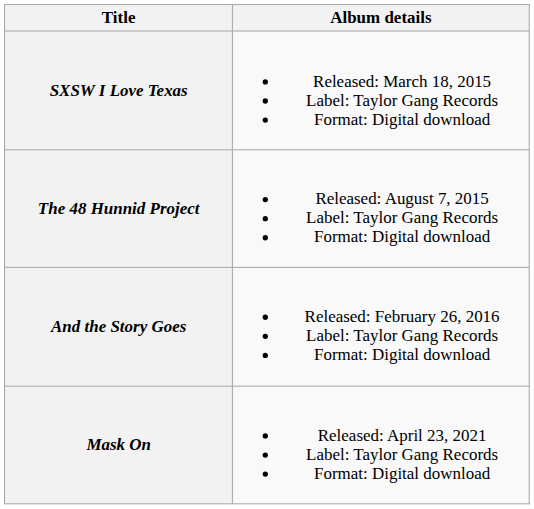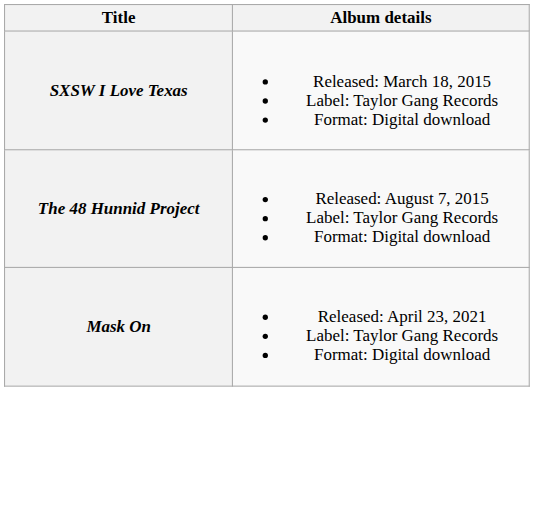- row: (119, 326)
